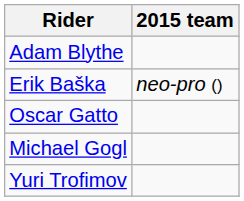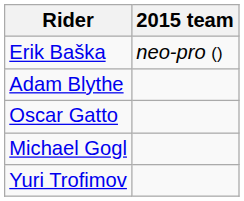rows swapped: (57, 84) <-> (66, 52)
